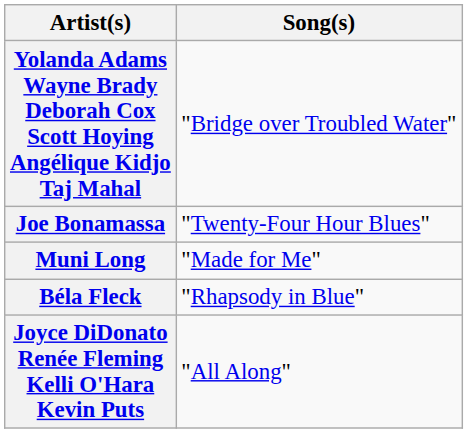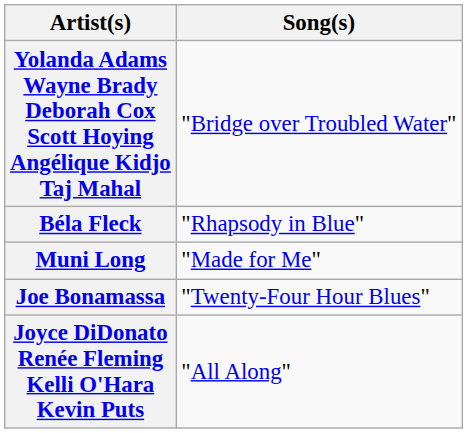rows swapped: (90, 223) <-> (90, 296)
